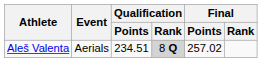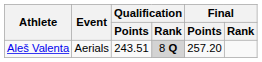(131, 49) 234.51 -> (131, 49) 243.51
(204, 49) 257.02 -> (204, 49) 257.20
